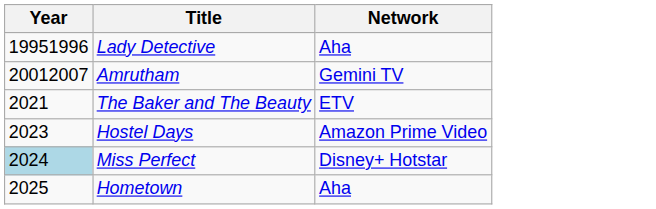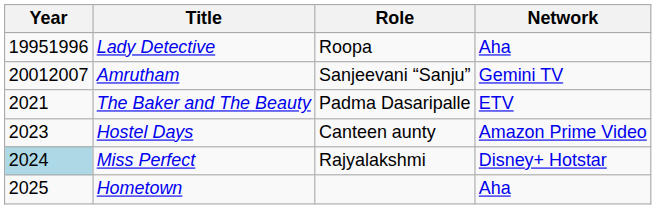+ column: (395, 18)
